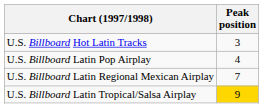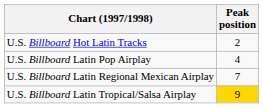(238, 42) 3 -> (238, 42) 2
